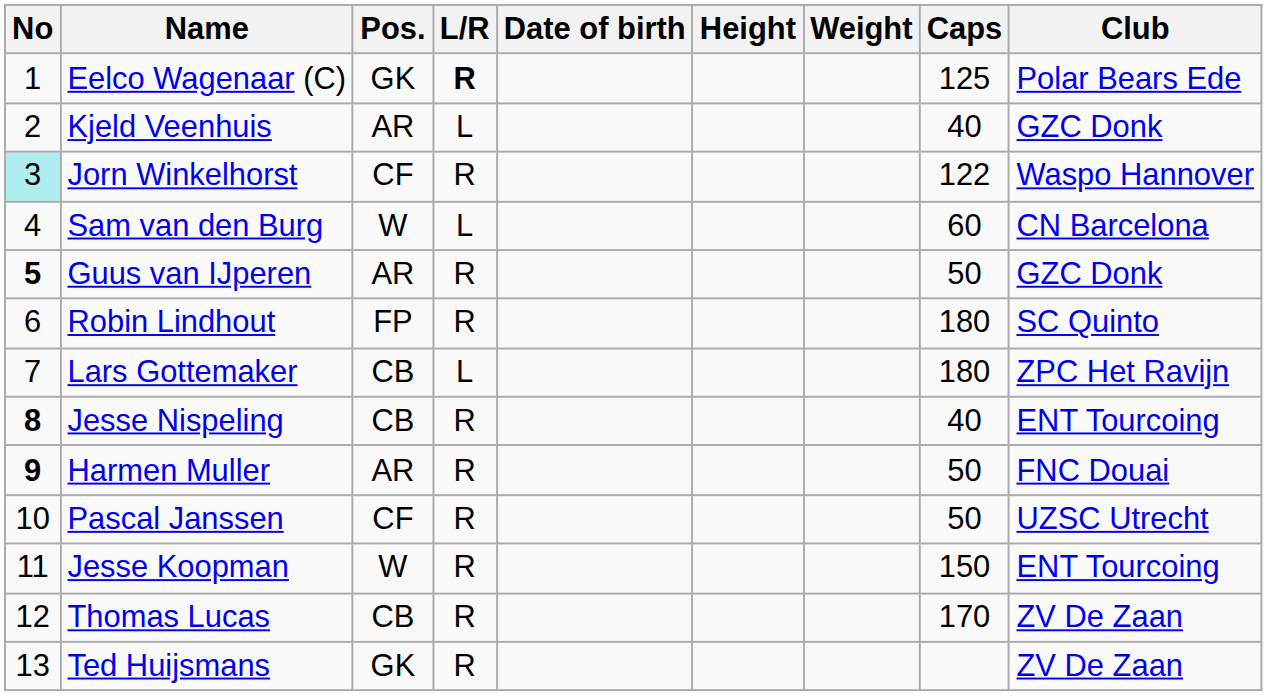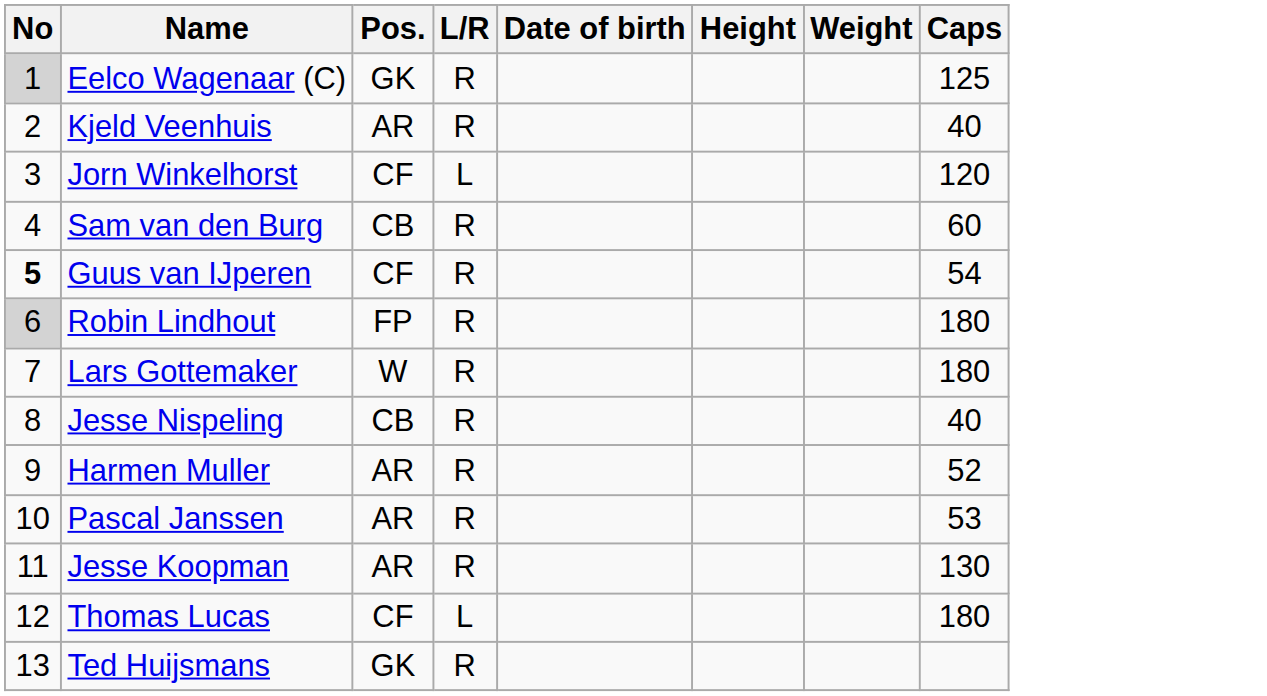- column: (1135, 28)
(33, 77) no background -> (33, 77) lightgrey background
(465, 77) bold -> (465, 77) normal
(465, 126) L -> (465, 126) R
(33, 175) paleturquoise background -> (33, 175) no background
(465, 175) R -> (465, 175) L
(964, 175) 122 -> (964, 175) 120
(393, 224) W -> (393, 224) CB
(465, 224) L -> (465, 224) R
(393, 273) AR -> (393, 273) CF
(964, 273) 50 -> (964, 273) 54
(33, 322) no background -> (33, 322) lightgrey background
(393, 371) CB -> (393, 371) W
(465, 371) L -> (465, 371) R
(33, 420) bold -> (33, 420) normal
(33, 469) bold -> (33, 469) normal
(964, 469) 50 -> (964, 469) 52
(393, 518) CF -> (393, 518) AR
(964, 518) 50 -> (964, 518) 53
(393, 567) W -> (393, 567) AR
(964, 567) 150 -> (964, 567) 130
(393, 616) CB -> (393, 616) CF
(465, 616) R -> (465, 616) L
(964, 616) 170 -> (964, 616) 180
